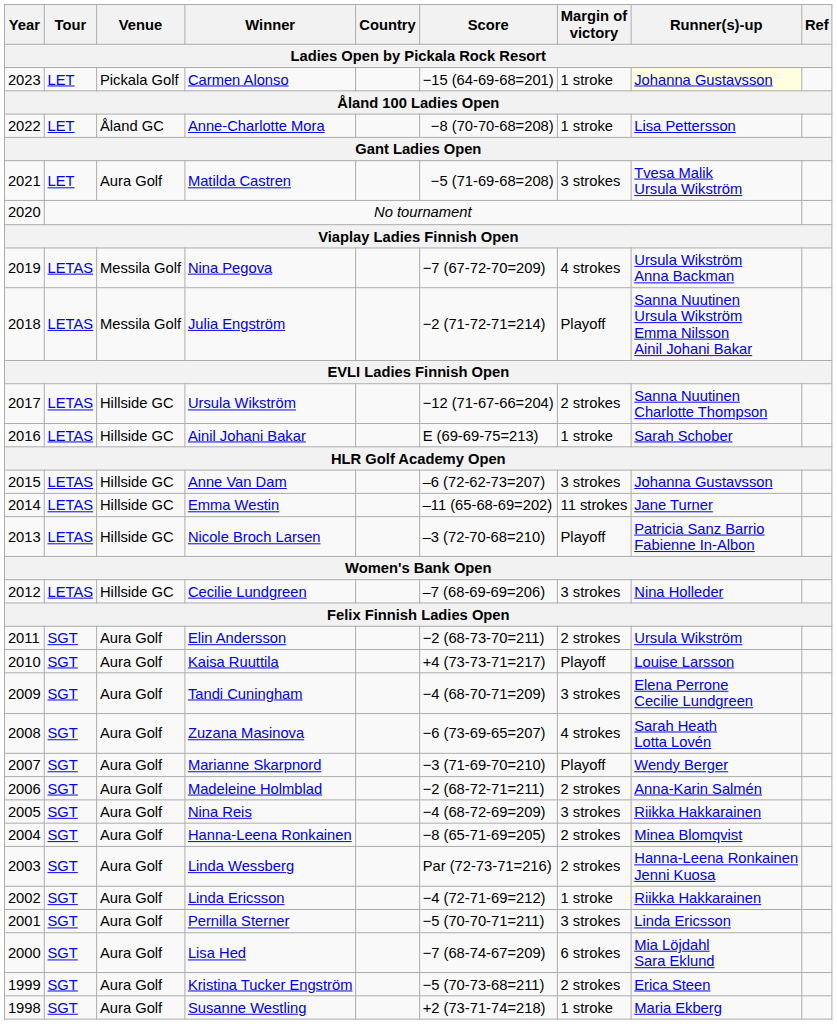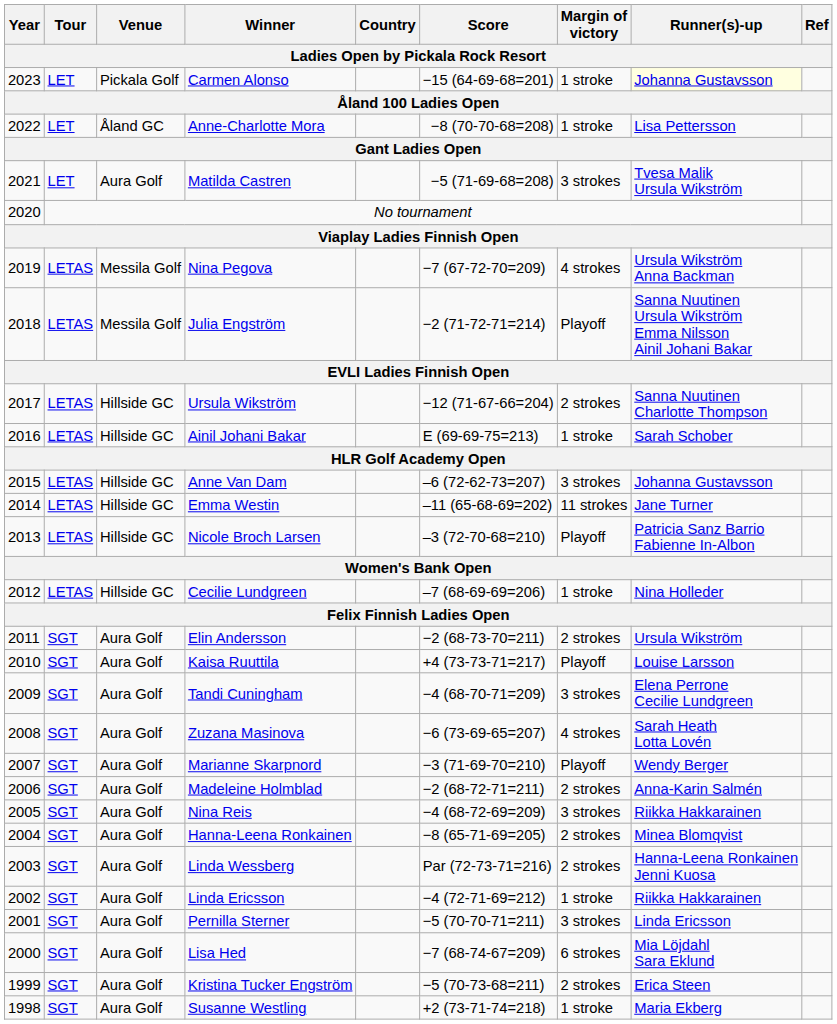(590, 592) 3 strokes -> (587, 592) 1 stroke
